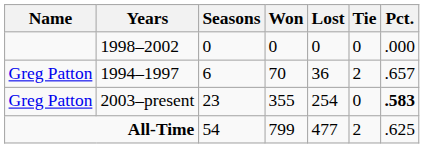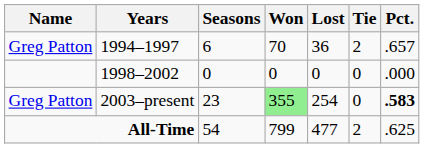rows swapped: (140, 73) <-> (140, 45)
(282, 101) no background -> (282, 101) lightgreen background
